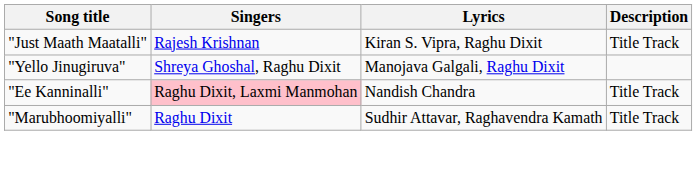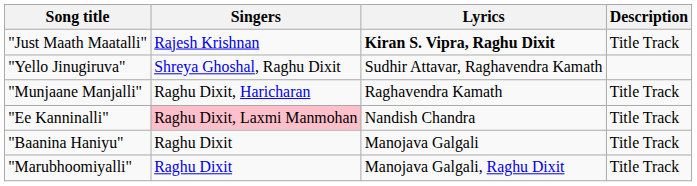(453, 42) normal -> (460, 42) bold
(465, 67) Manojava Galgali, Raghu Dixit -> (484, 67) Sudhir Attavar, Raghavendra Kamath
+ row: (75, 92)
+ row: (66, 142)
(484, 117) Sudhir Attavar, Raghavendra Kamath -> (465, 167) Manojava Galgali, Raghu Dixit
